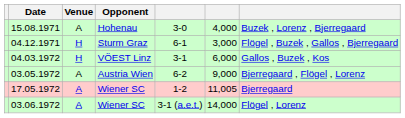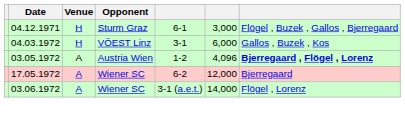- row: (35, 27)
(180, 74) 6-2 -> (180, 58) 1-2
(225, 74) 9,000 -> (225, 58) 4,096
(303, 74) normal -> (307, 58) bold
(180, 89) 1-2 -> (180, 74) 6-2
(222, 89) 11,005 -> (222, 74) 12,000
